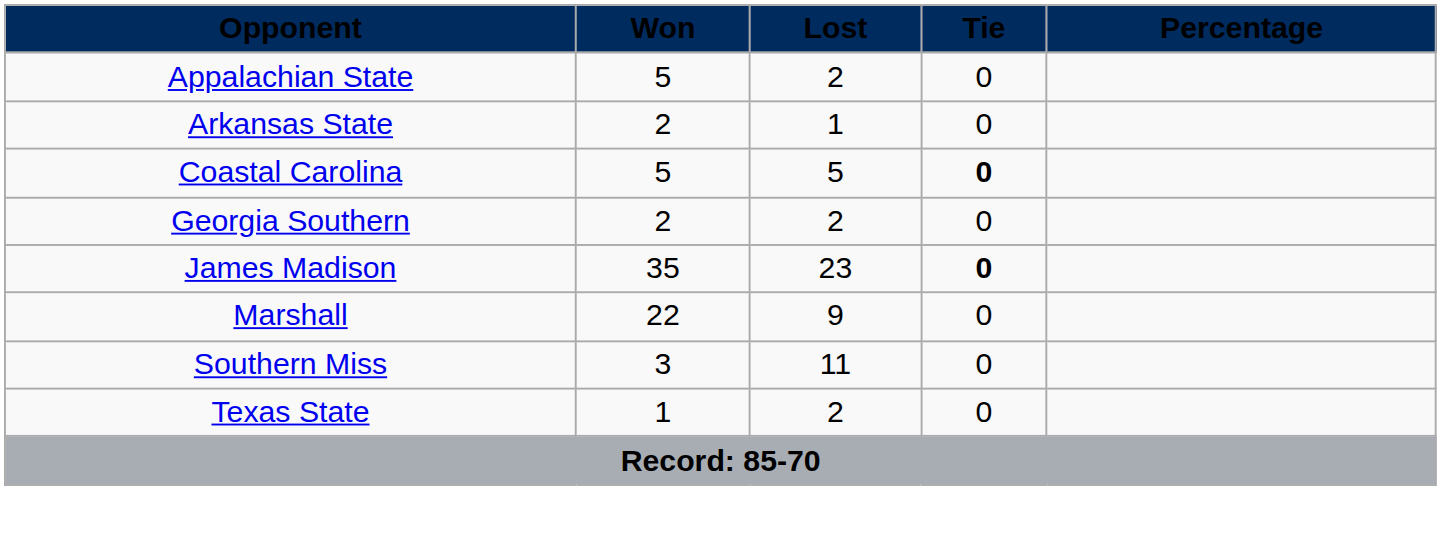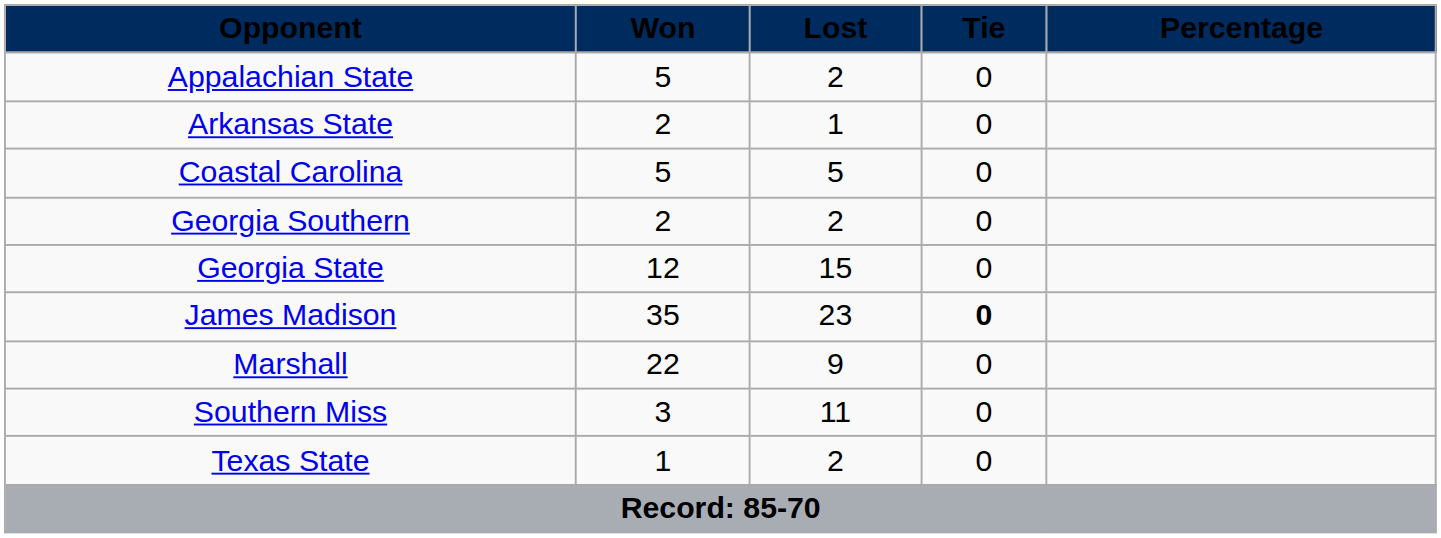(984, 172) bold -> (984, 172) normal
+ row: (290, 268)
